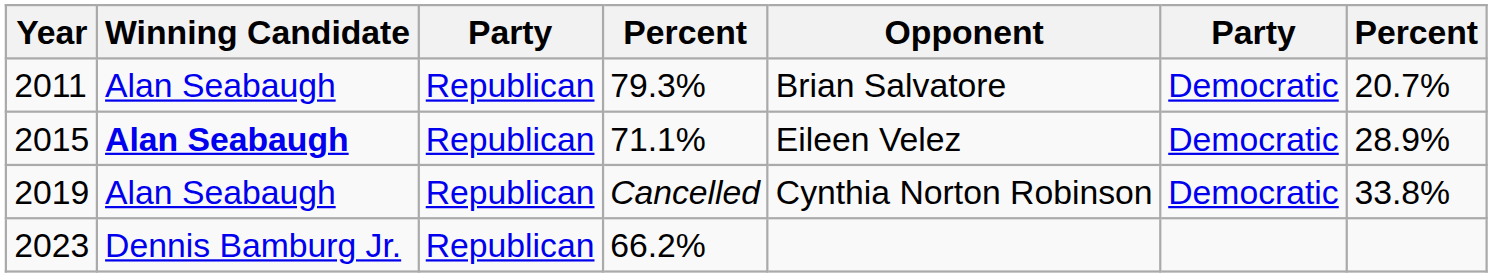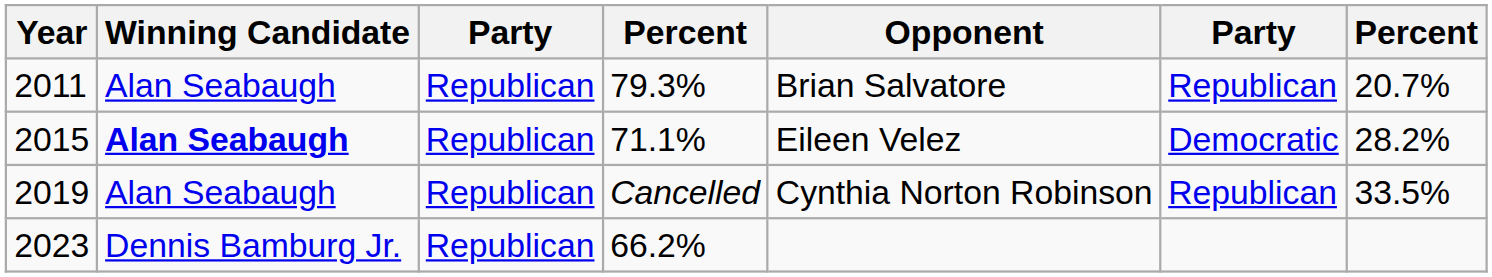(1253, 85) Democratic -> (1253, 85) Republican
(1402, 139) 28.9% -> (1402, 139) 28.2%
(1253, 192) Democratic -> (1253, 192) Republican
(1402, 192) 33.8% -> (1402, 192) 33.5%
